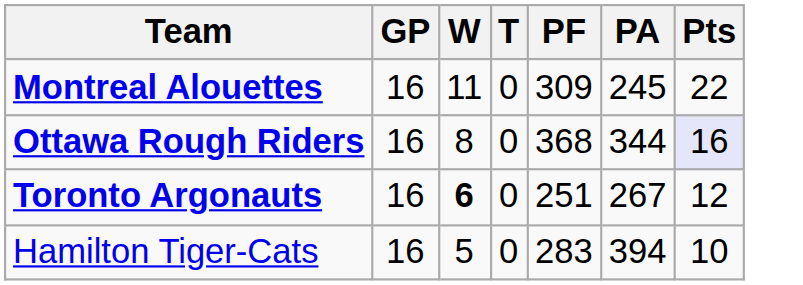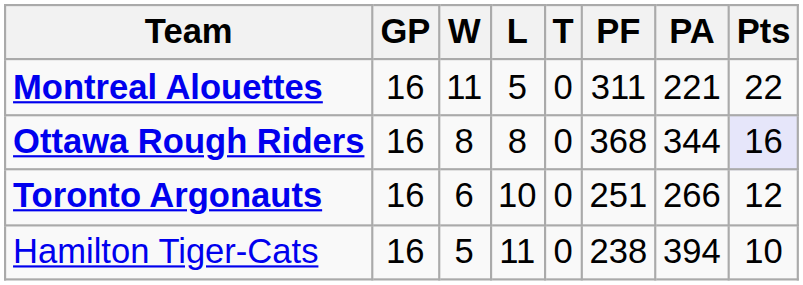+ column: (517, 31)
(564, 86) 309 -> (618, 86) 311
(638, 86) 245 -> (692, 86) 221
(464, 196) bold -> (464, 196) normal
(638, 196) 267 -> (692, 196) 266
(564, 251) 283 -> (618, 251) 238
